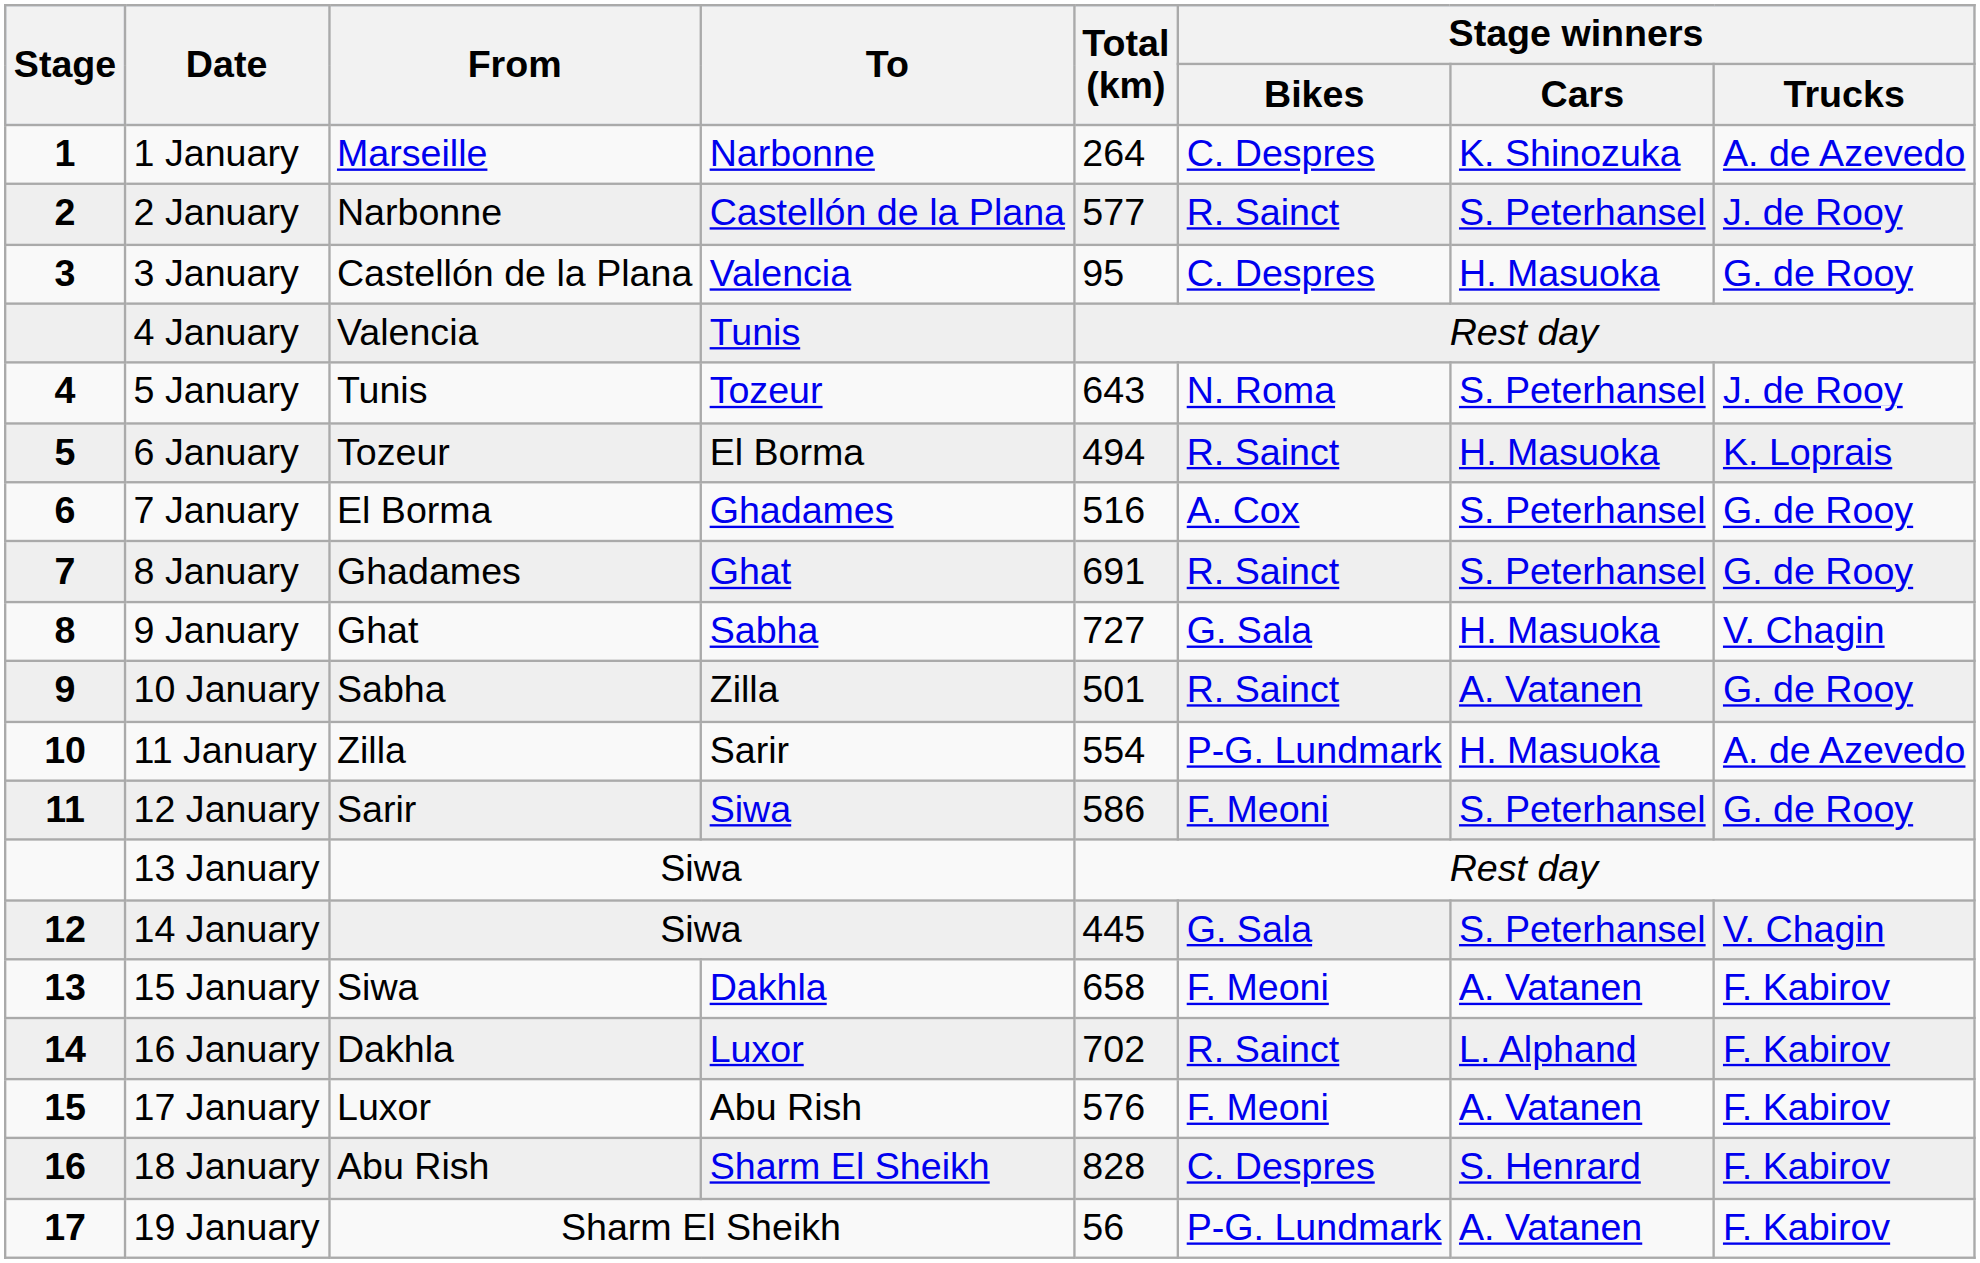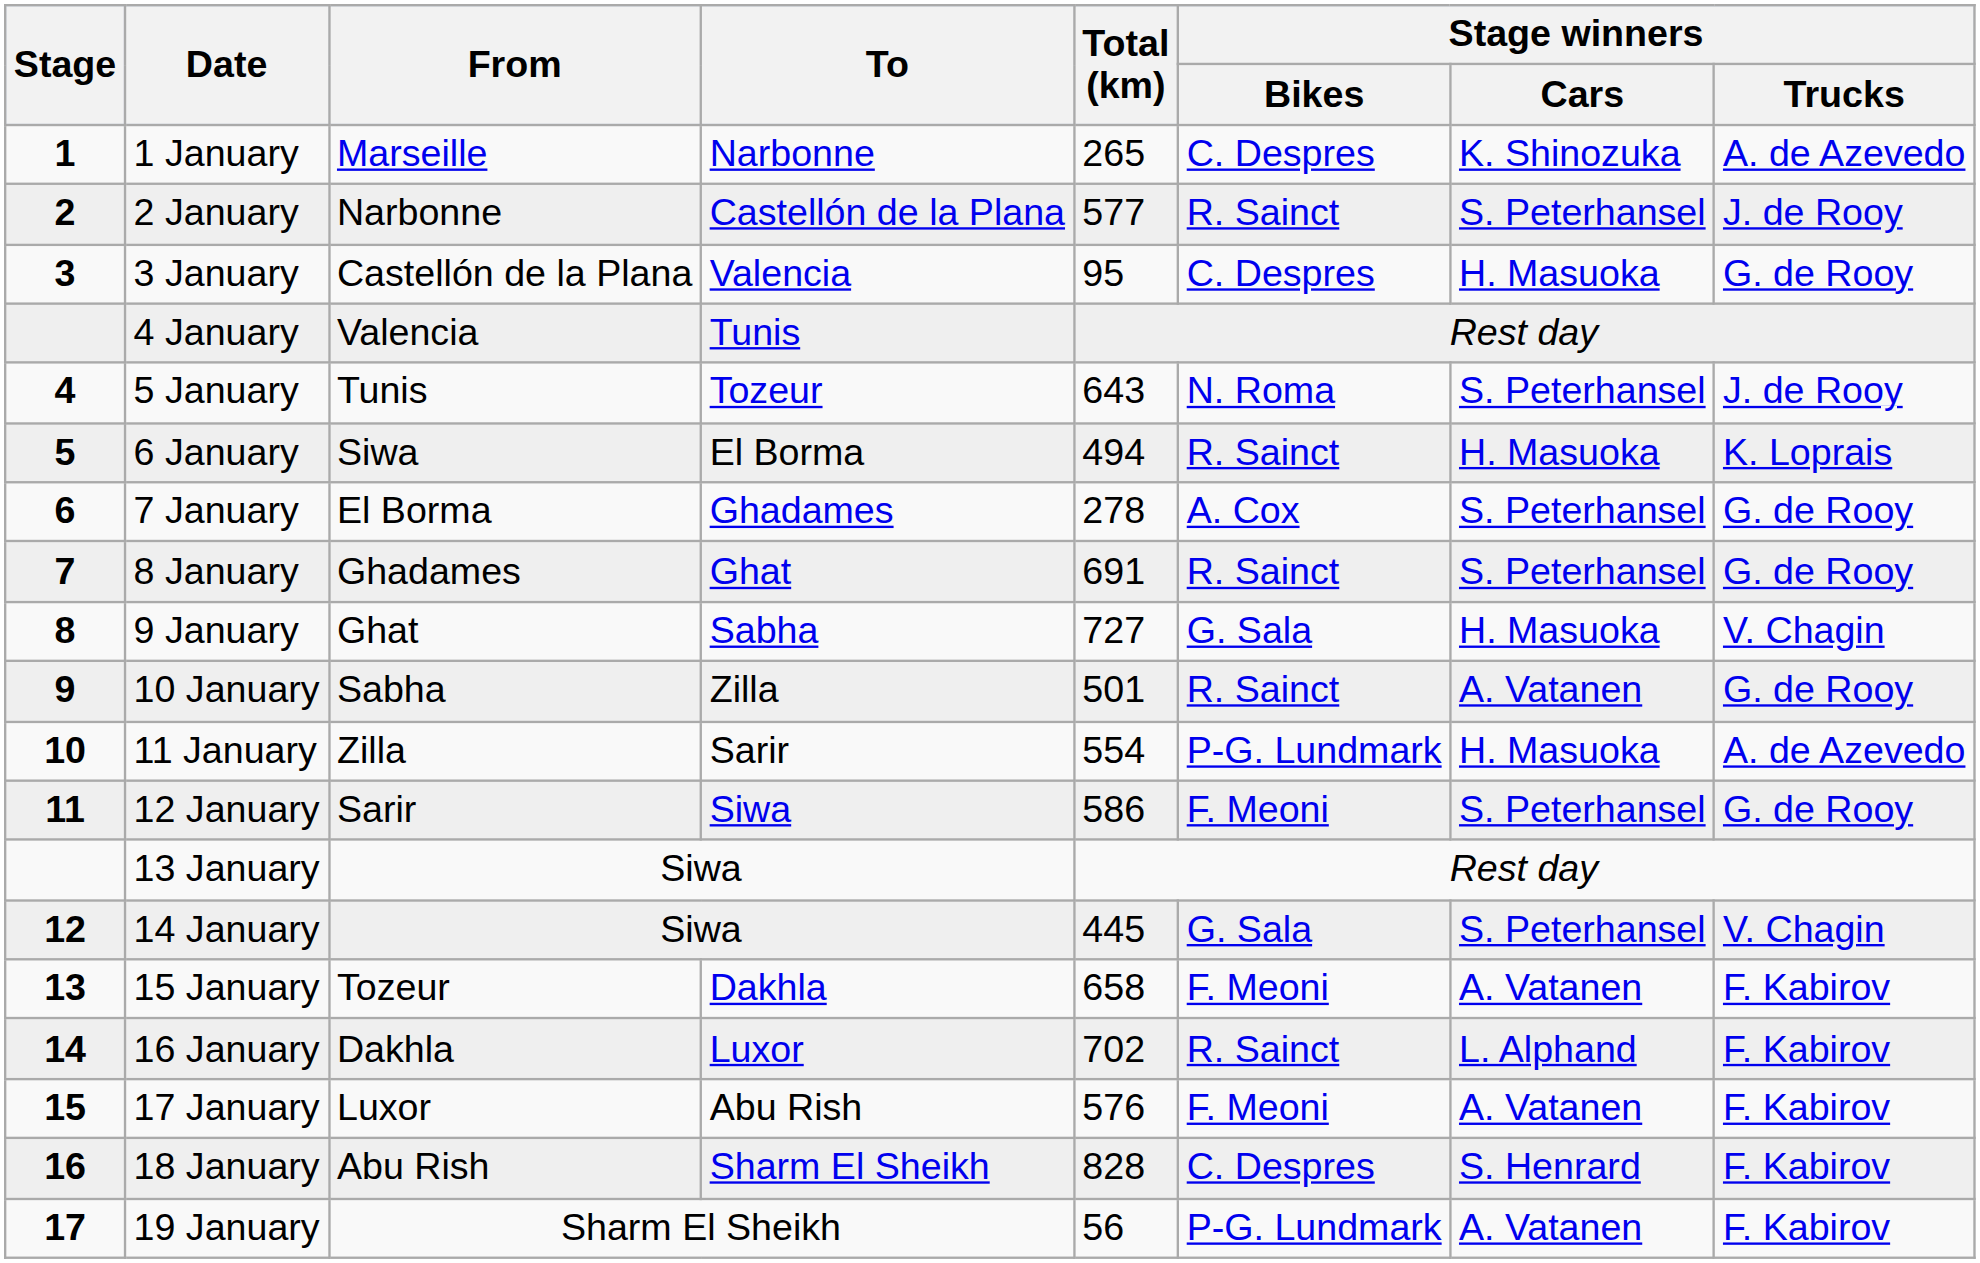(1114, 153) 264 -> (1114, 153) 265
(393, 451) Tozeur -> (378, 451) Siwa
(1114, 511) 516 -> (1114, 511) 278
(378, 988) Siwa -> (393, 988) Tozeur
